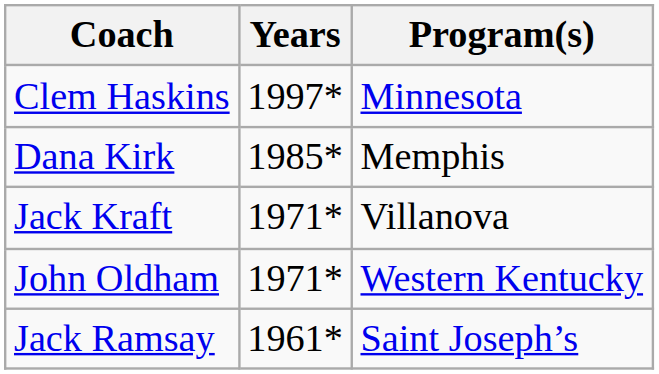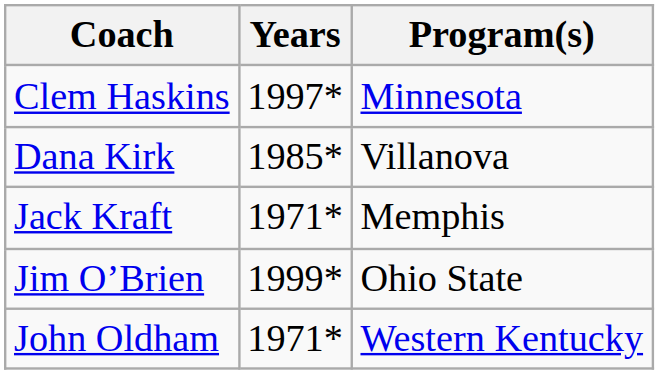(433, 156) Memphis -> (435, 156) Villanova
(435, 216) Villanova -> (433, 216) Memphis
+ row: (109, 277)
- row: (114, 338)
